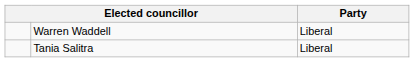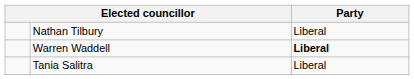+ row: (68, 31)
(316, 31) normal -> (311, 48) bold
